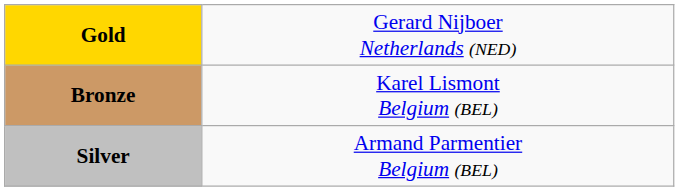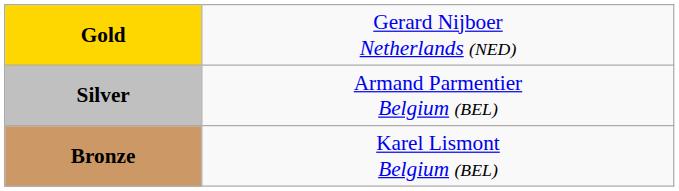rows swapped: (103, 155) <-> (103, 94)
